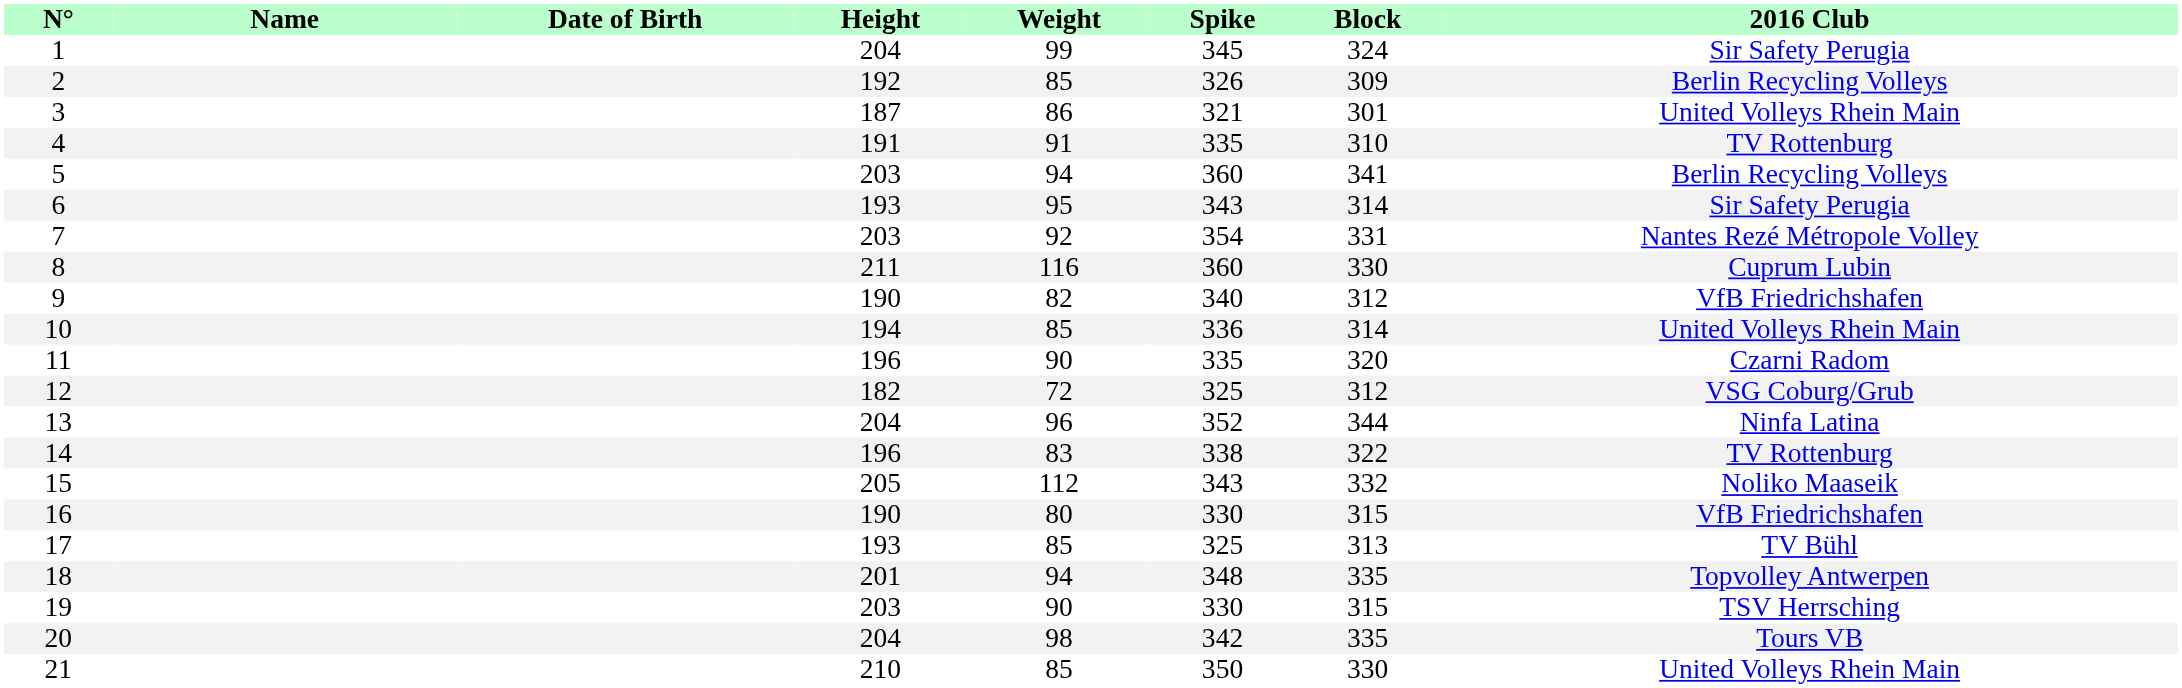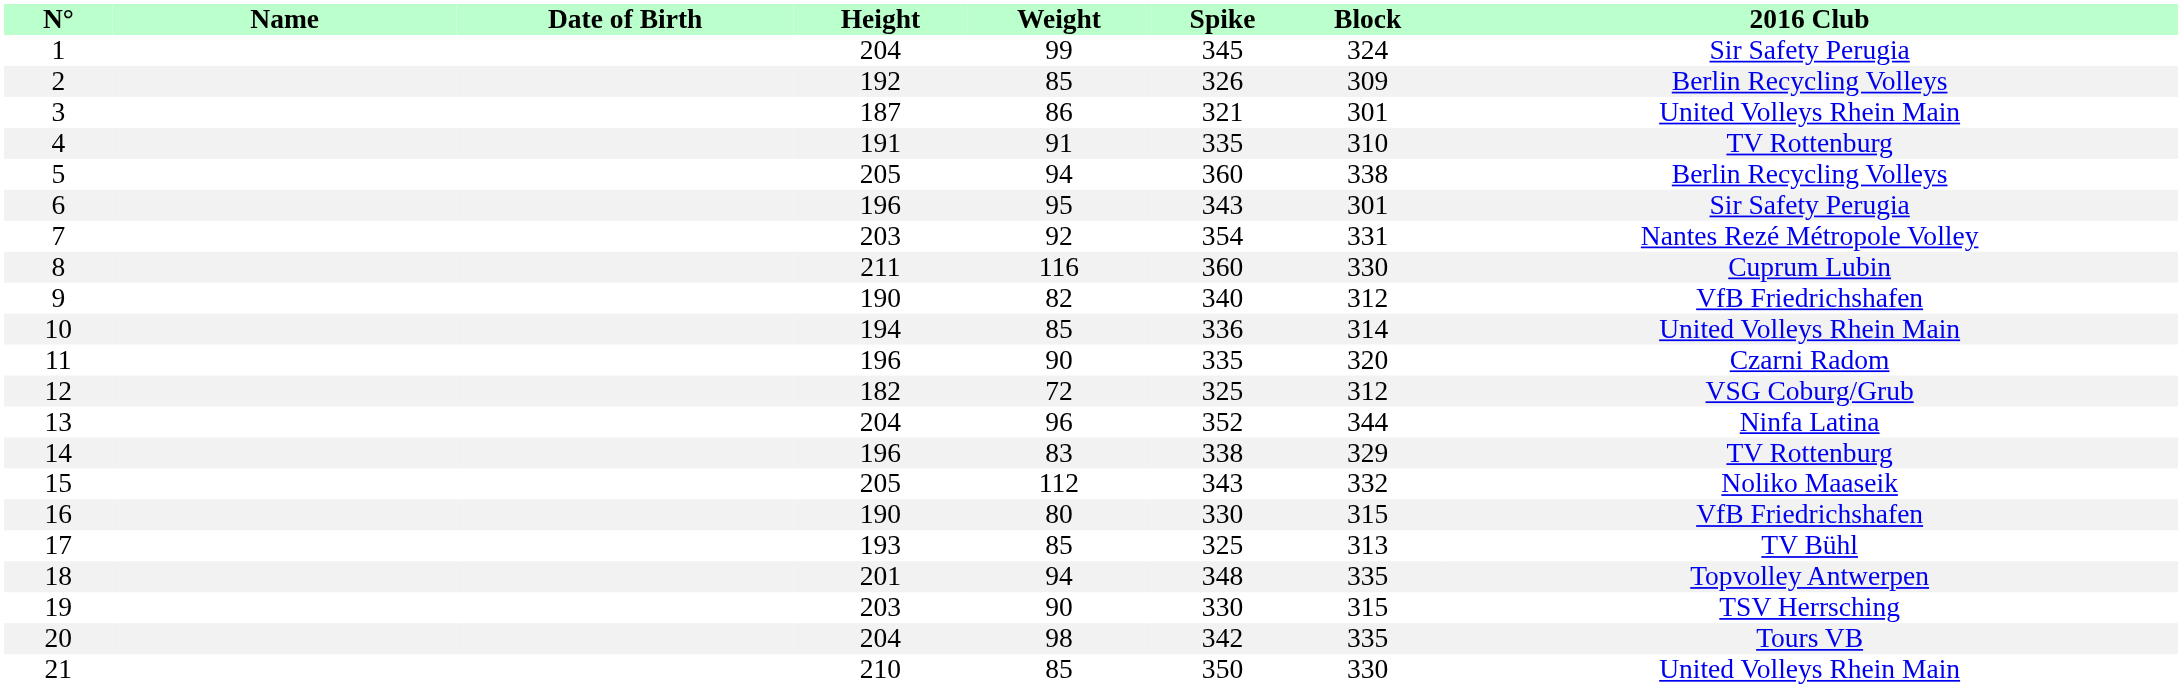(880, 173) 203 -> (880, 173) 205
(1368, 173) 341 -> (1368, 173) 338
(880, 204) 193 -> (880, 204) 196
(1368, 204) 314 -> (1368, 204) 301
(1368, 452) 322 -> (1368, 452) 329
